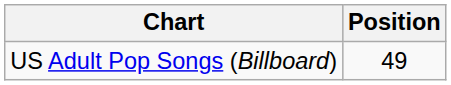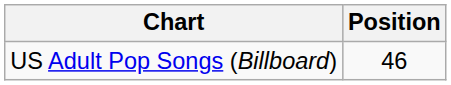(394, 60) 49 -> (394, 60) 46
